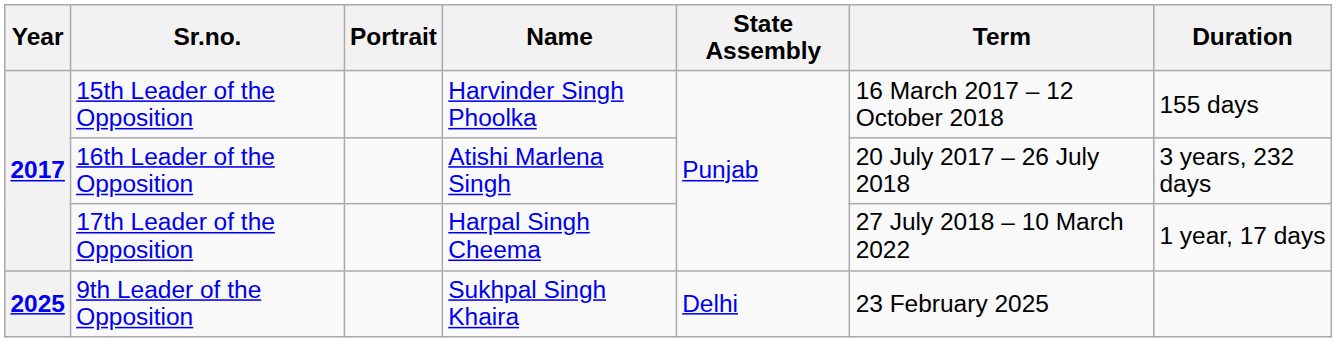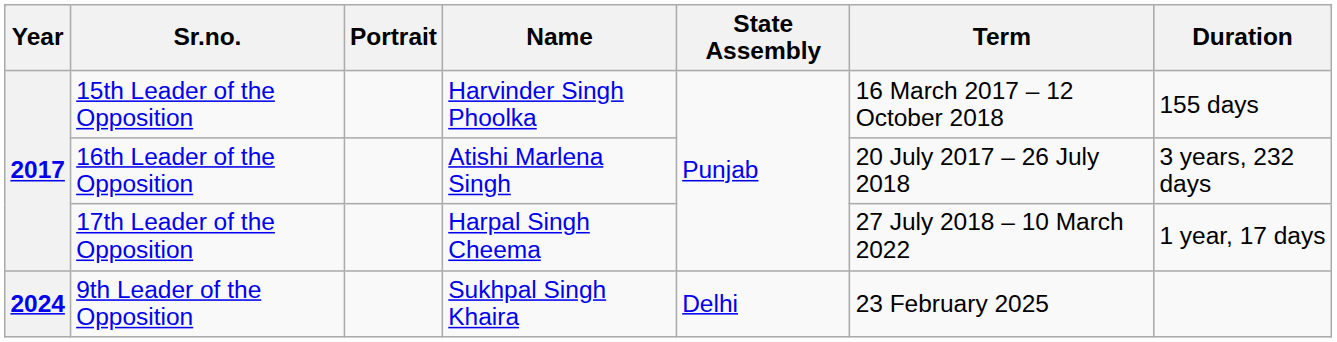(38, 303) 2025 -> (38, 303) 2024
